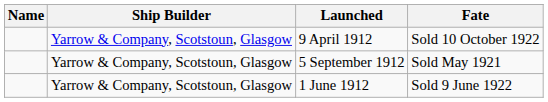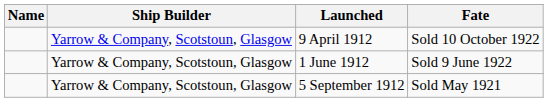rows swapped: (334, 85) <-> (352, 62)
